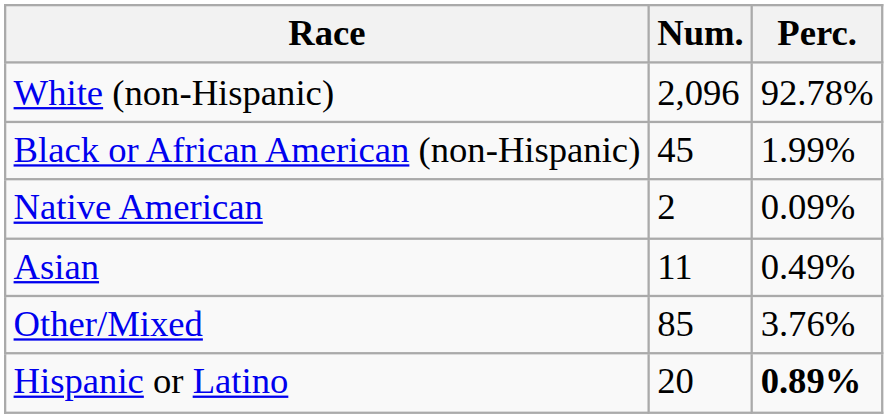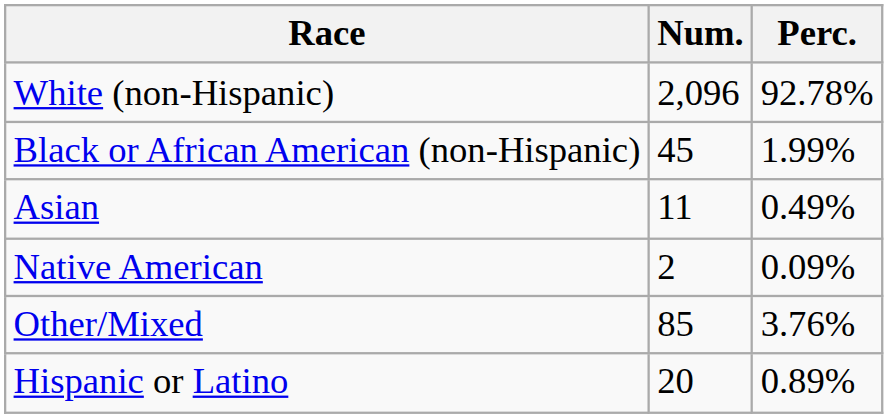rows swapped: (138, 207) <-> (56, 265)
(811, 382) bold -> (808, 382) normal
